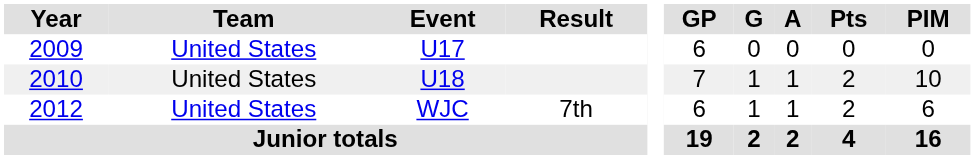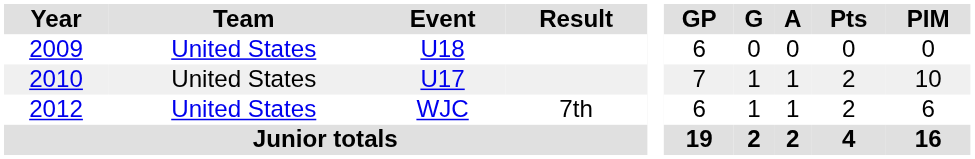(443, 49) U17 -> (443, 49) U18
(443, 79) U18 -> (443, 79) U17
